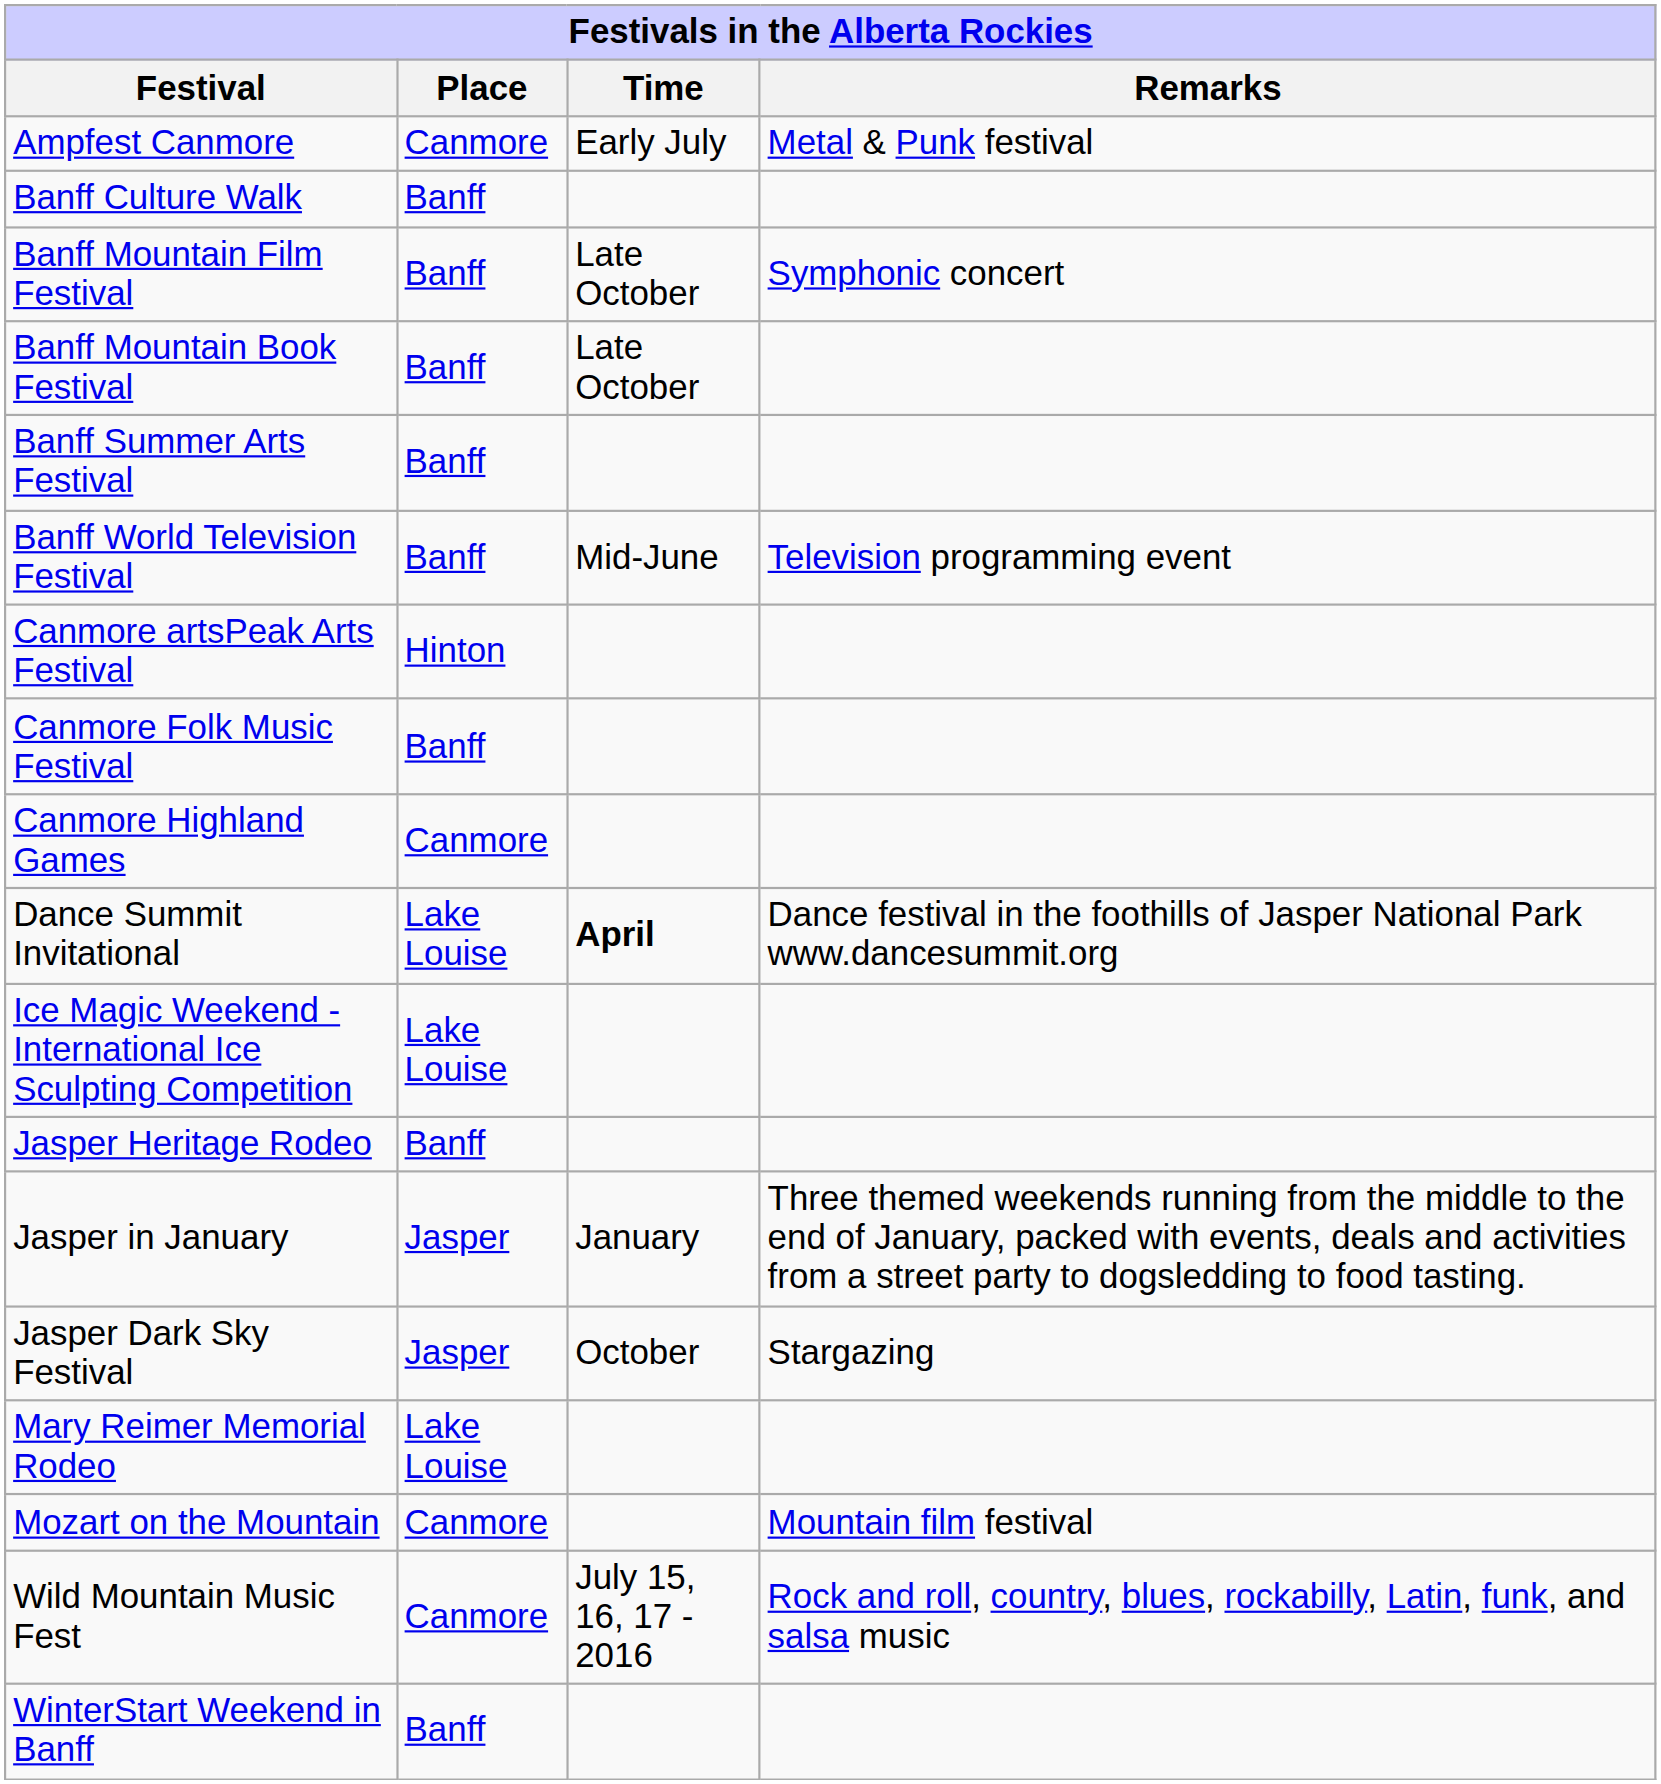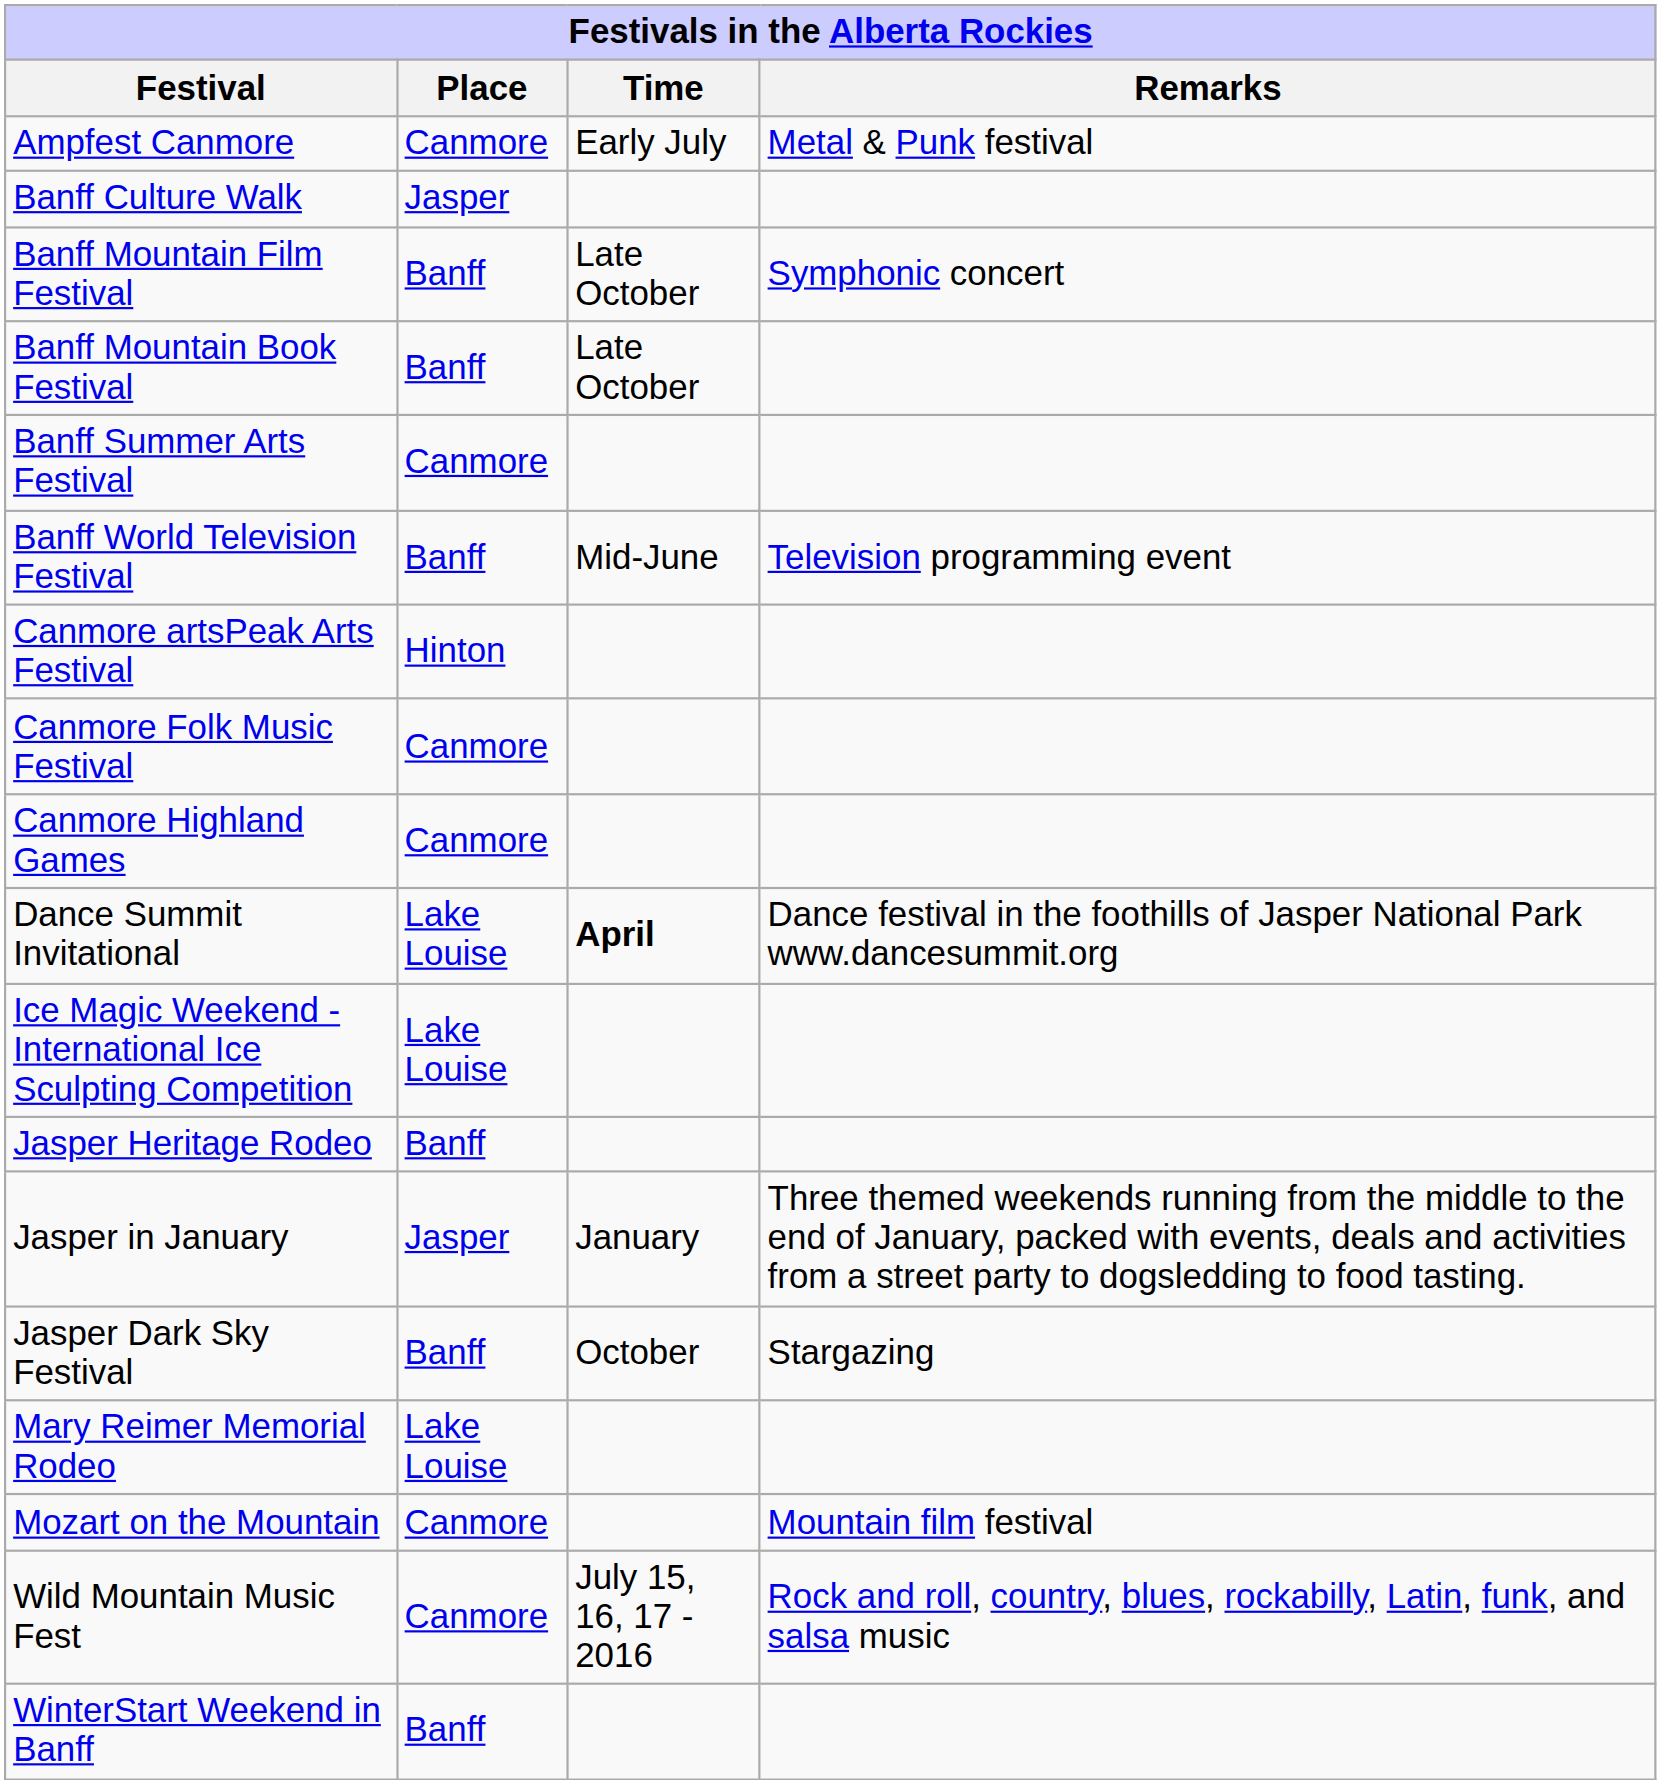(445, 198) Banff -> (457, 198) Jasper
(445, 462) Banff -> (476, 462) Canmore
(445, 745) Banff -> (476, 745) Canmore
(457, 1352) Jasper -> (445, 1352) Banff
